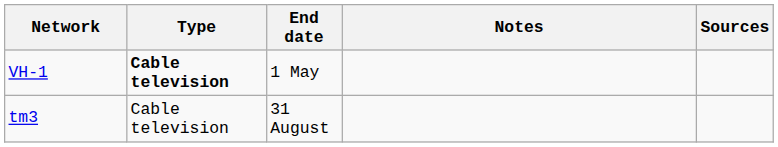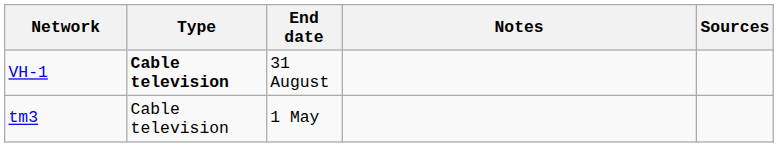(295, 73) 1 May -> (300, 73) 31 August
(300, 119) 31 August -> (295, 119) 1 May
